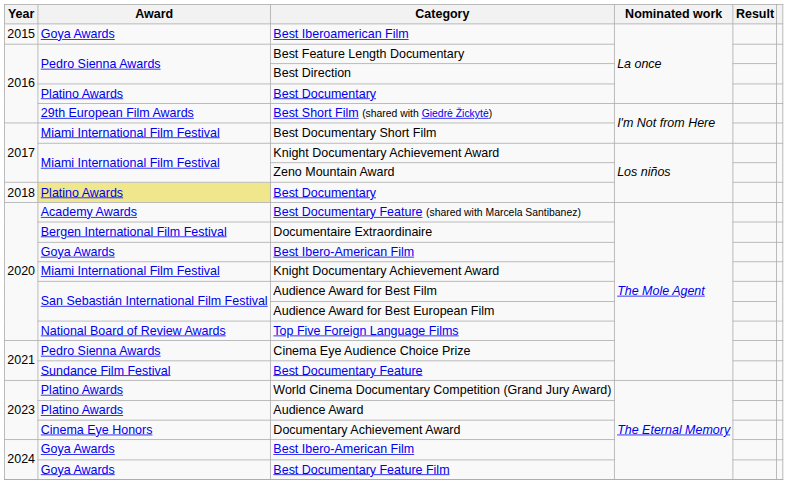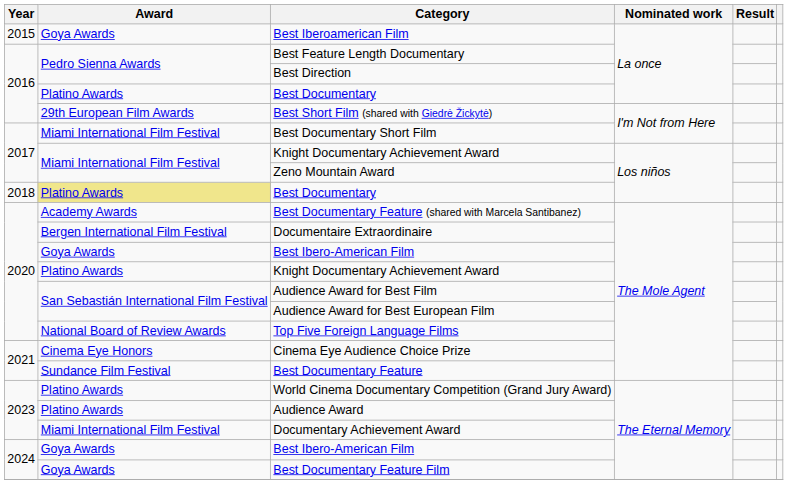(130, 271) Miami International Film Festival -> (82, 271) Platino Awards
(101, 350) Pedro Sienna Awards -> (97, 350) Cinema Eye Honors
(97, 430) Cinema Eye Honors -> (130, 430) Miami International Film Festival
